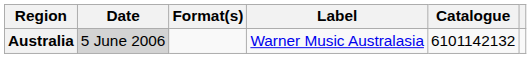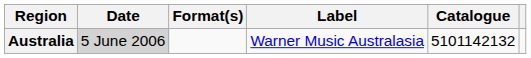(473, 41) 6101142132 -> (473, 41) 5101142132
